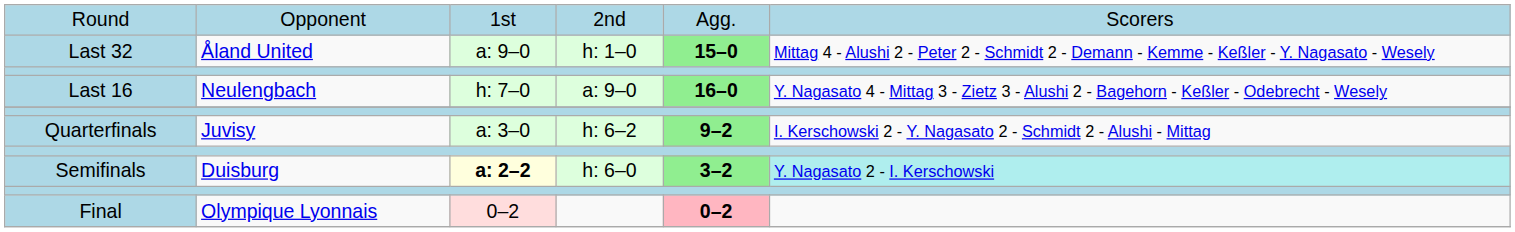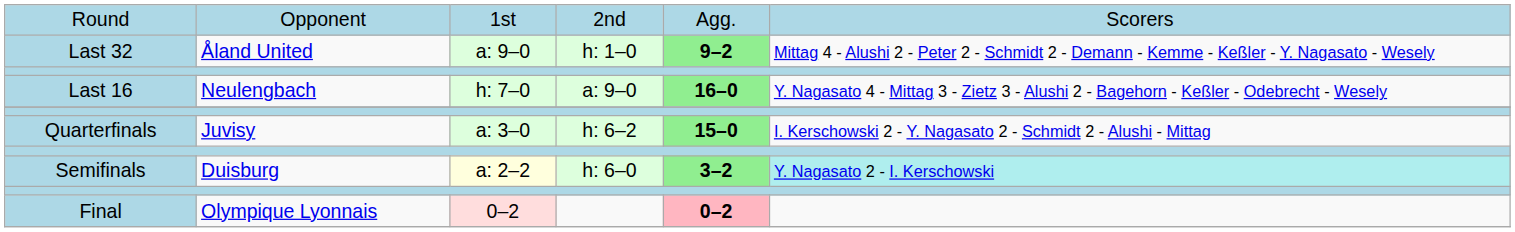(716, 50) 15–0 -> (716, 50) 9–2
(716, 130) 9–2 -> (716, 130) 15–0
(503, 170) bold -> (503, 170) normal
